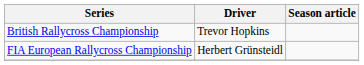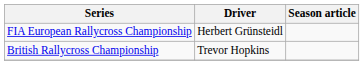rows swapped: (99, 50) <-> (83, 32)
